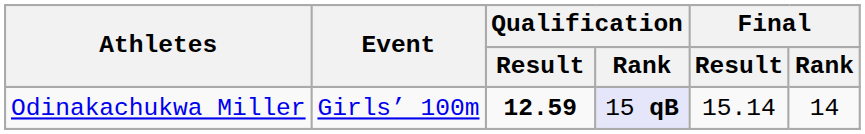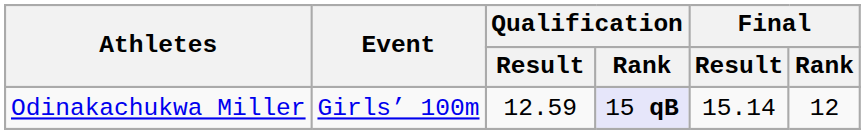(540, 108) bold -> (540, 108) normal
(824, 108) 14 -> (824, 108) 12
